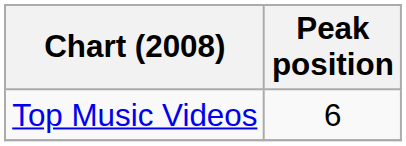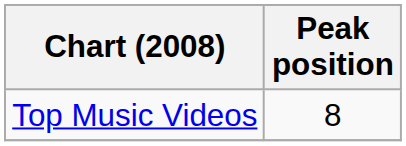(333, 114) 6 -> (333, 114) 8
